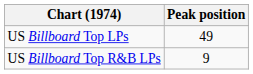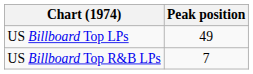(206, 58) 9 -> (206, 58) 7
